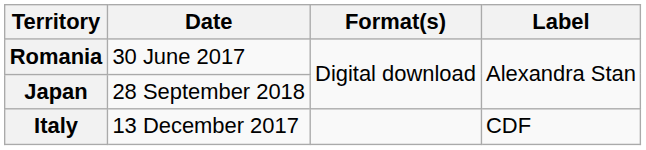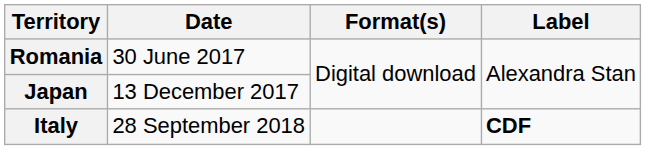(209, 91) 28 September 2018 -> (206, 91) 13 December 2017
(206, 126) 13 December 2017 -> (209, 126) 28 September 2018
(509, 126) normal -> (509, 126) bold
